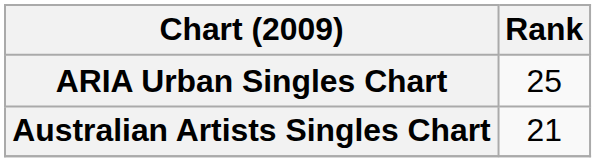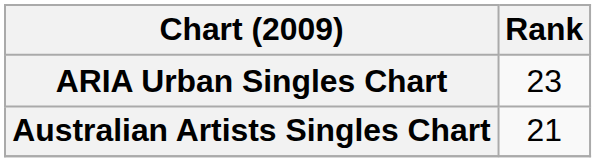(544, 80) 25 -> (544, 80) 23
